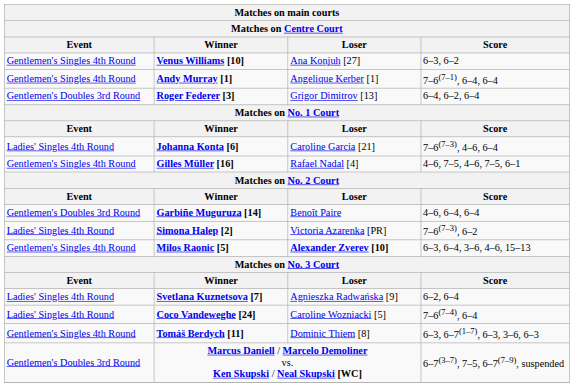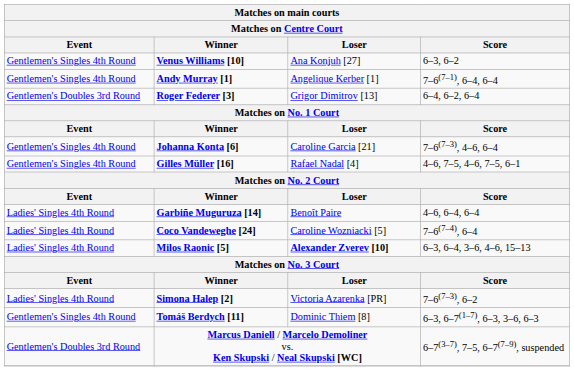(60, 146) Ladies' Singles 4th Round -> (71, 146) Gentlemen's Singles 4th Round
(73, 213) Gentlemen's Doubles 3rd Round -> (60, 213) Ladies' Singles 4th Round
rows swapped: (195, 230) <-> (206, 314)
(71, 248) Gentlemen's Singles 4th Round -> (60, 248) Ladies' Singles 4th Round
- row: (209, 297)
